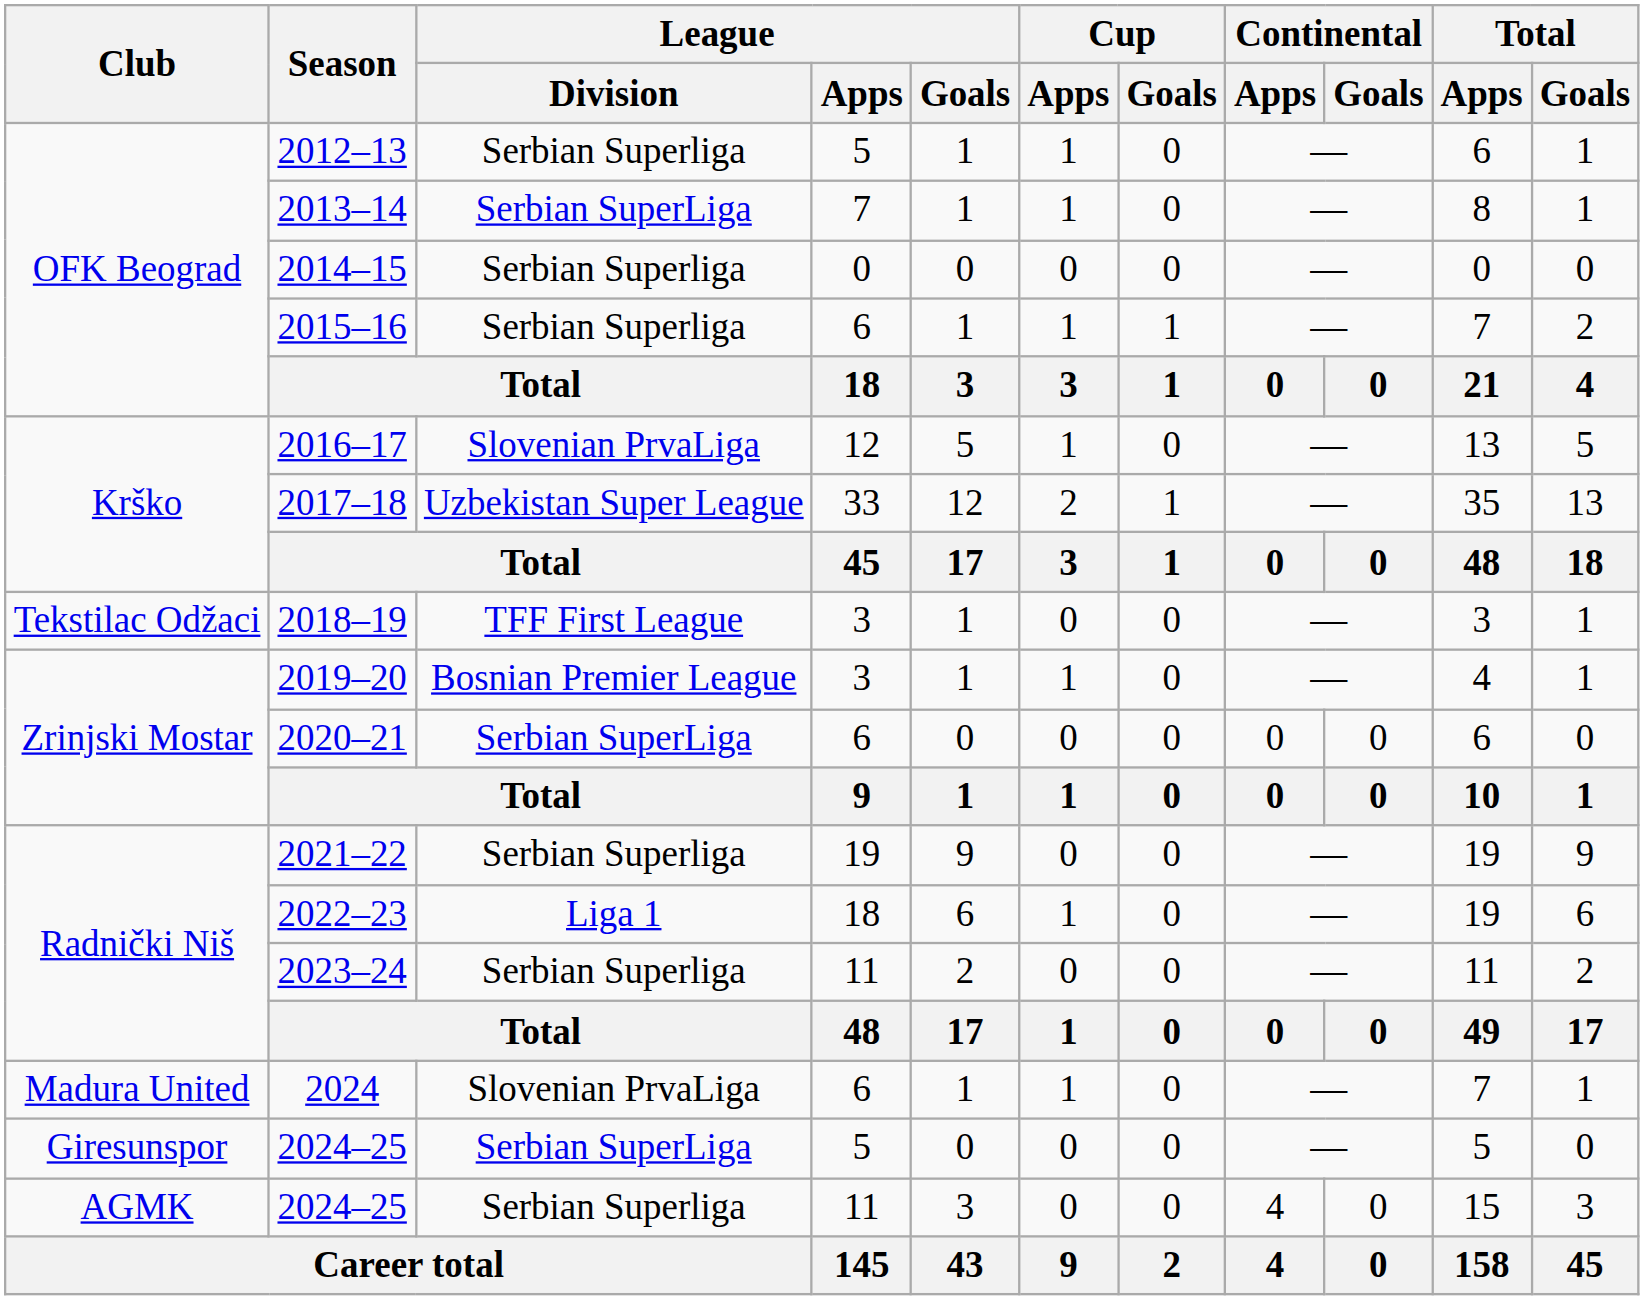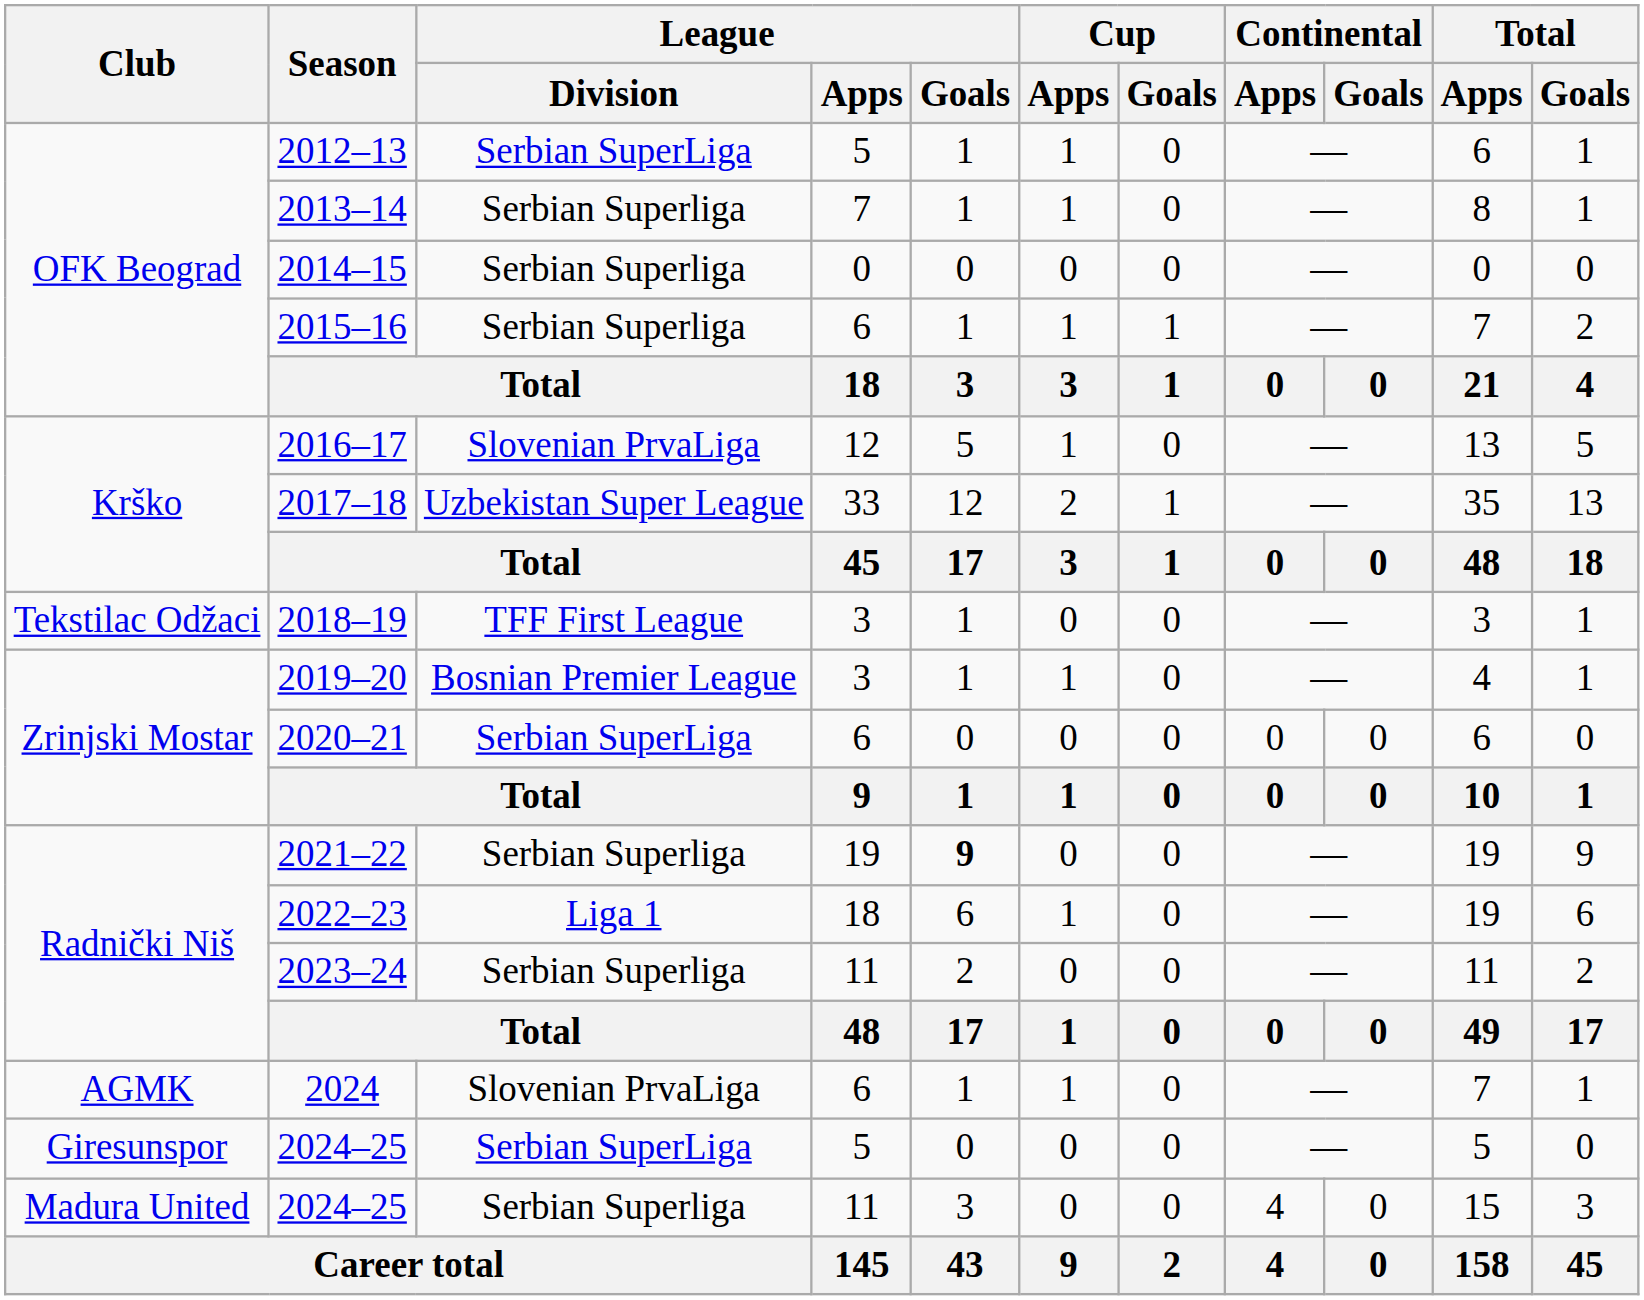(614, 151) Serbian Superliga -> (614, 151) Serbian SuperLiga
(614, 209) Serbian SuperLiga -> (614, 209) Serbian Superliga
(965, 854) normal -> (965, 854) bold
(137, 1088) Madura United -> (137, 1088) AGMK
(137, 1206) AGMK -> (137, 1206) Madura United
